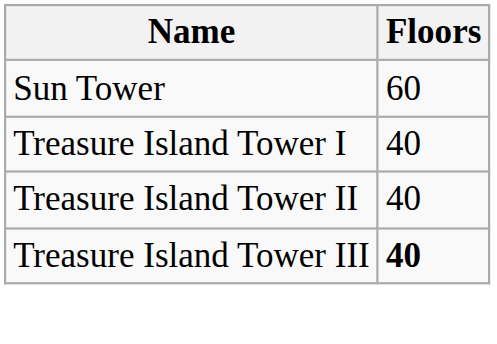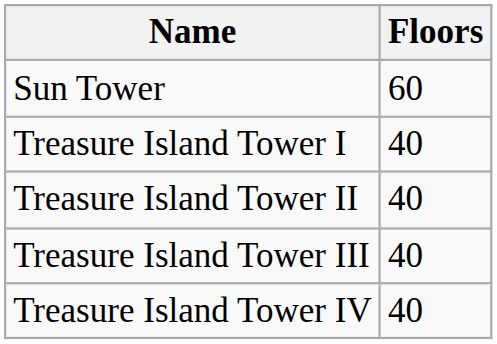(403, 254) bold -> (405, 254) normal
+ row: (192, 310)
